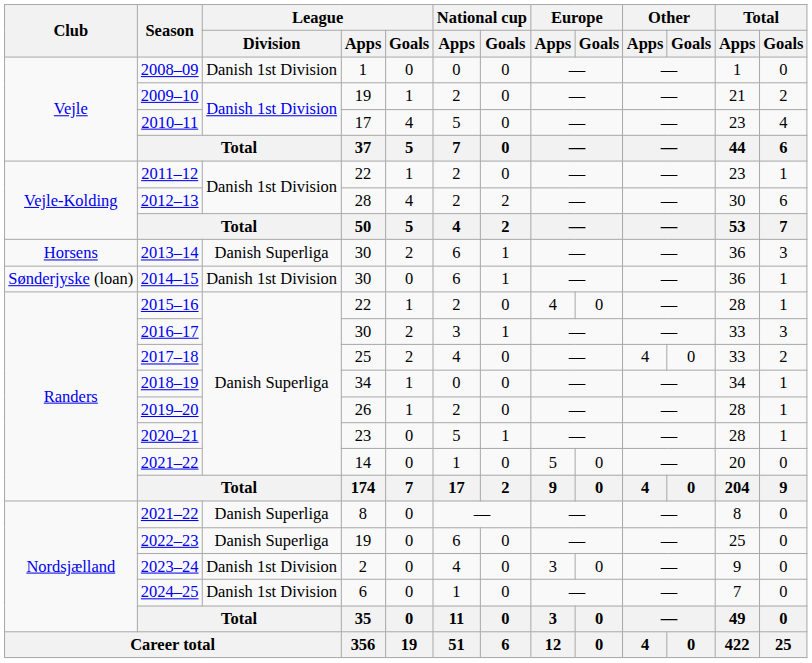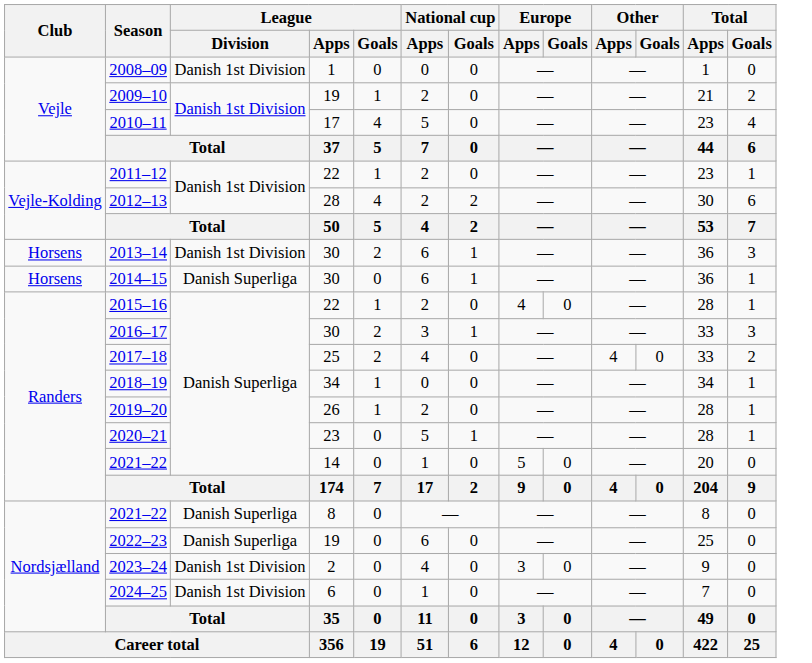(272, 252) Danish Superliga -> (240, 252) Danish 1st Division
(71, 278) Sønderjyske (loan) -> (55, 278) Horsens
(272, 278) Danish 1st Division -> (240, 278) Danish Superliga
